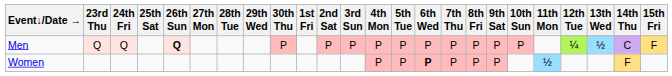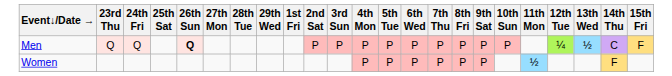- column: (283, 20)
(428, 63) bold -> (415, 63) normal
